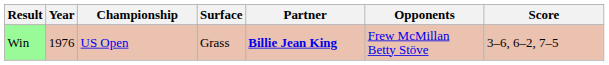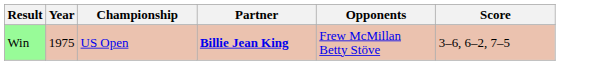- column: (221, 14)
(62, 42) 1976 -> (62, 42) 1975
